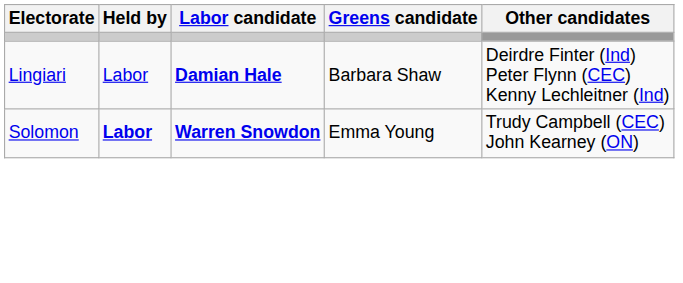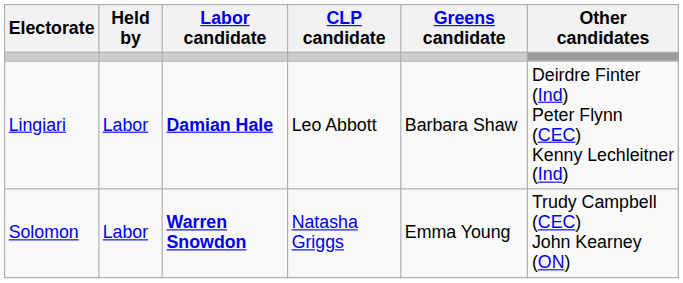+ column: (344, 28)
(127, 133) bold -> (125, 232) normal
